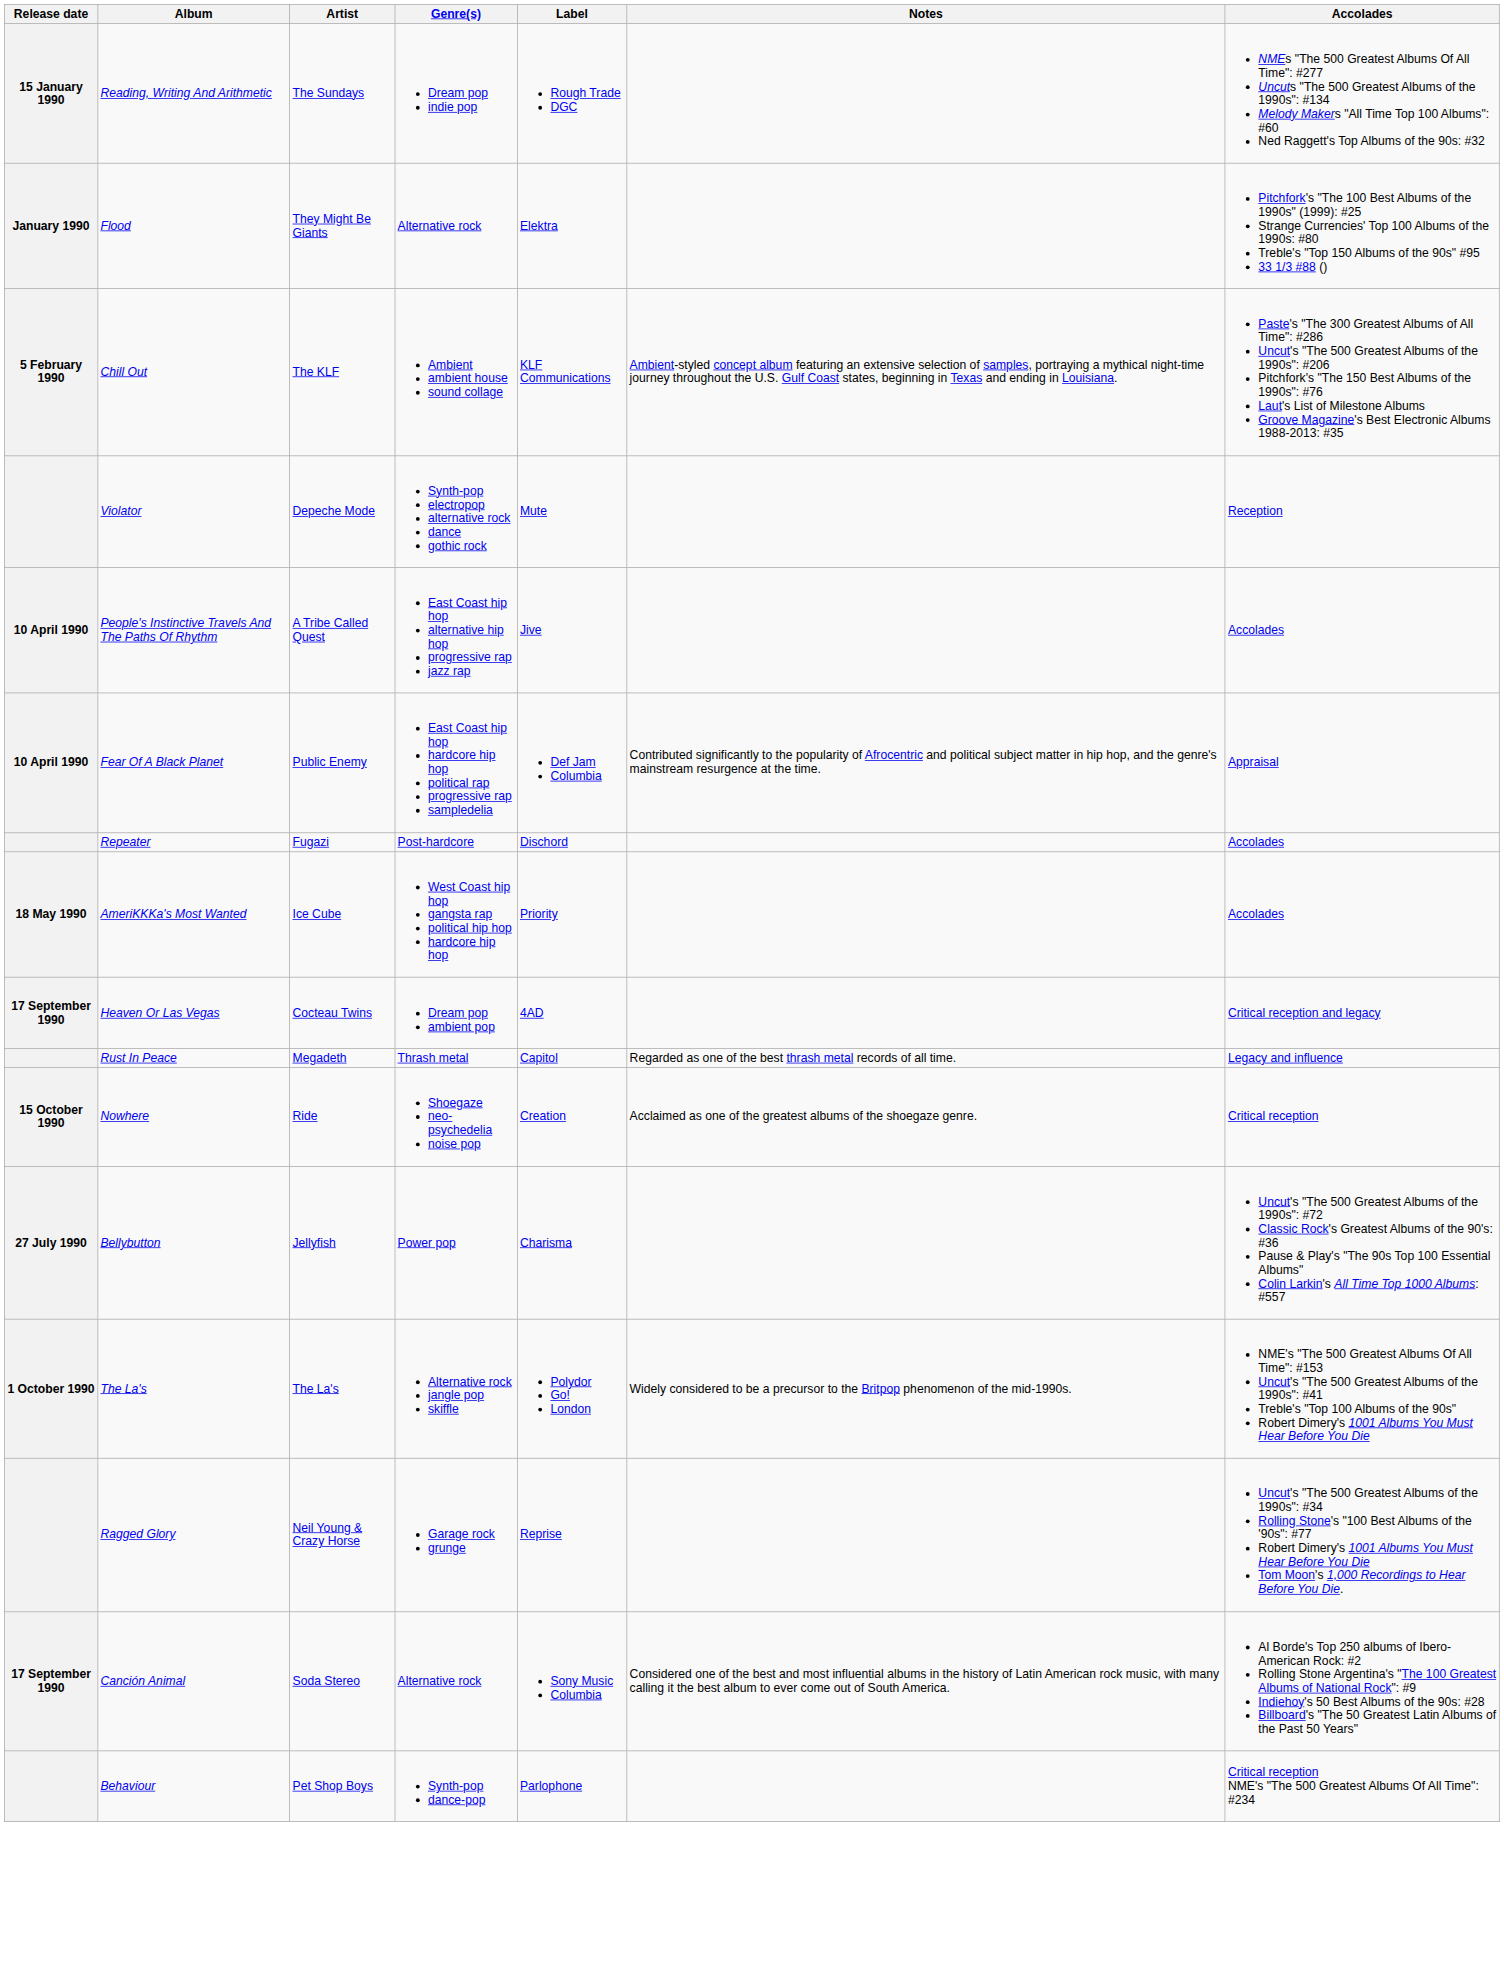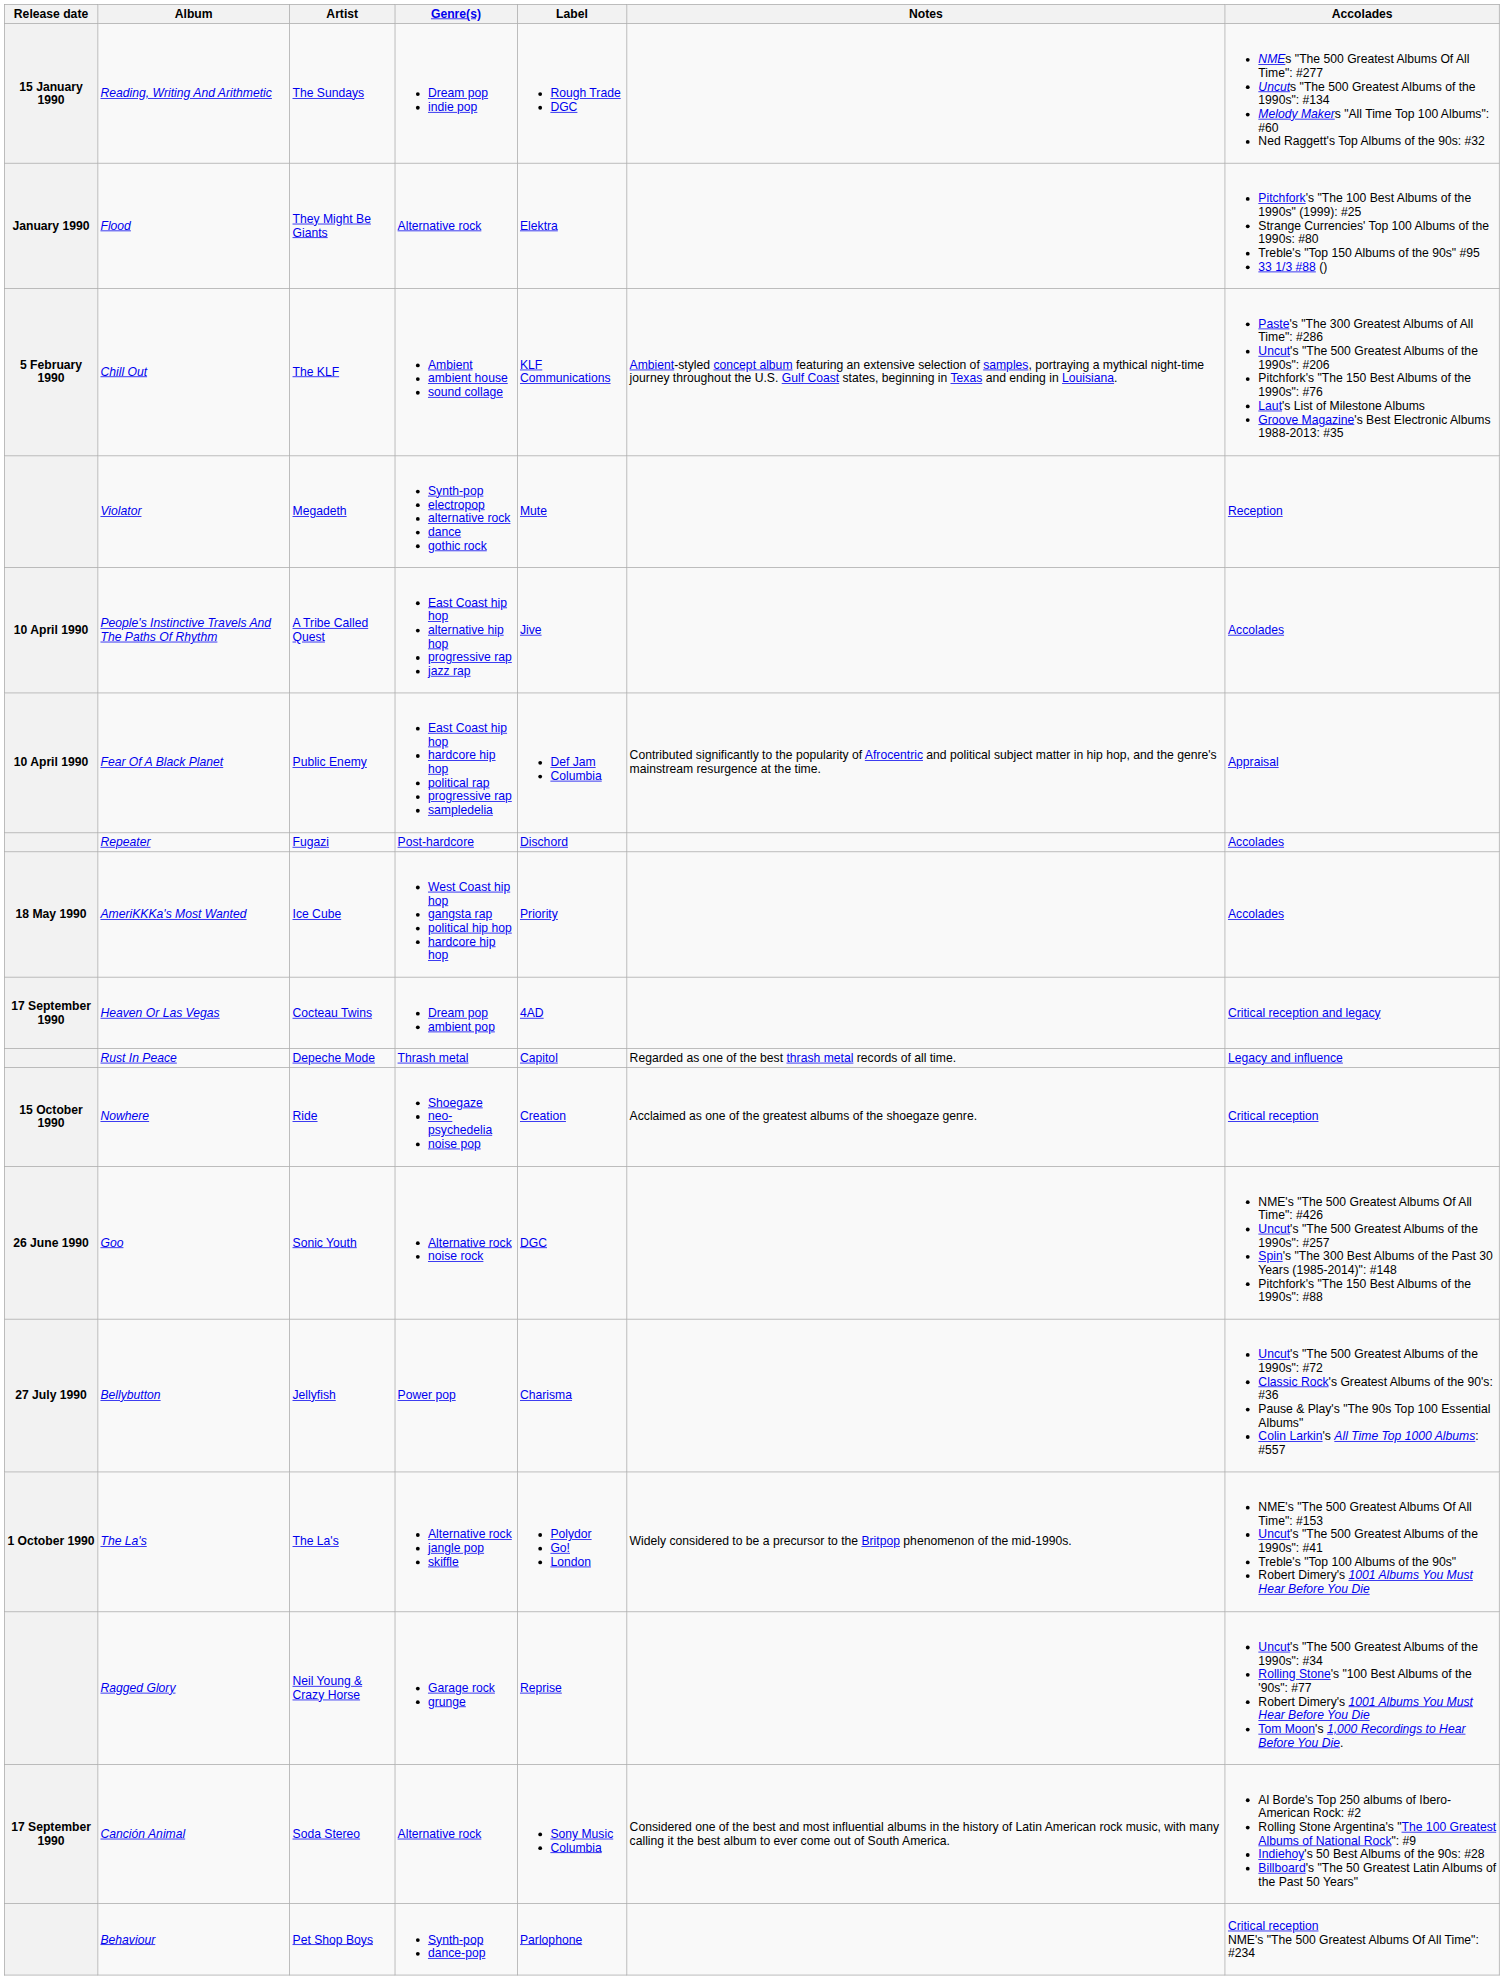(334, 511) Depeche Mode -> (320, 511) Megadeth
(320, 1058) Megadeth -> (334, 1058) Depeche Mode
+ row: (112, 1242)
